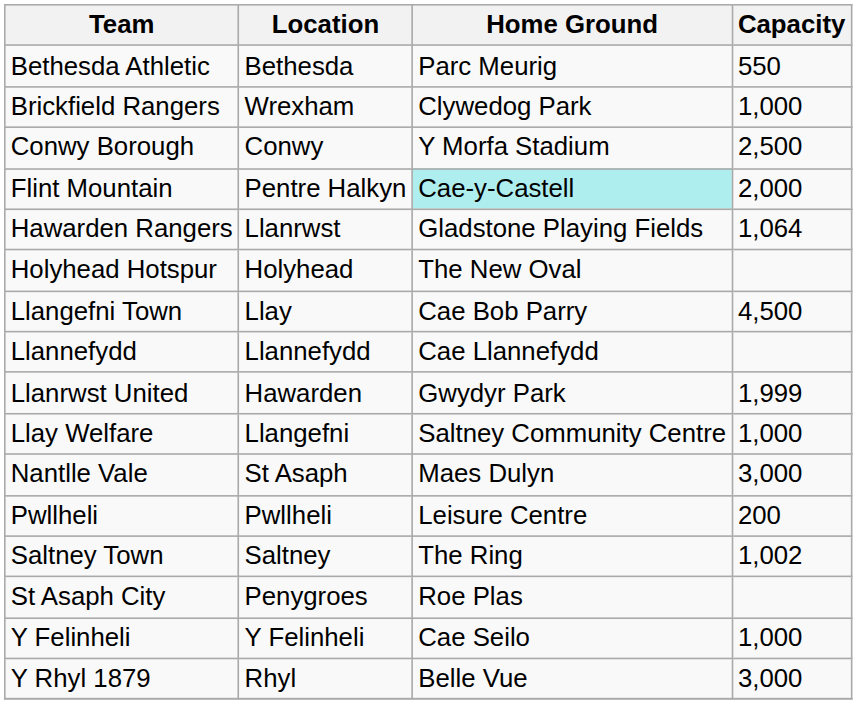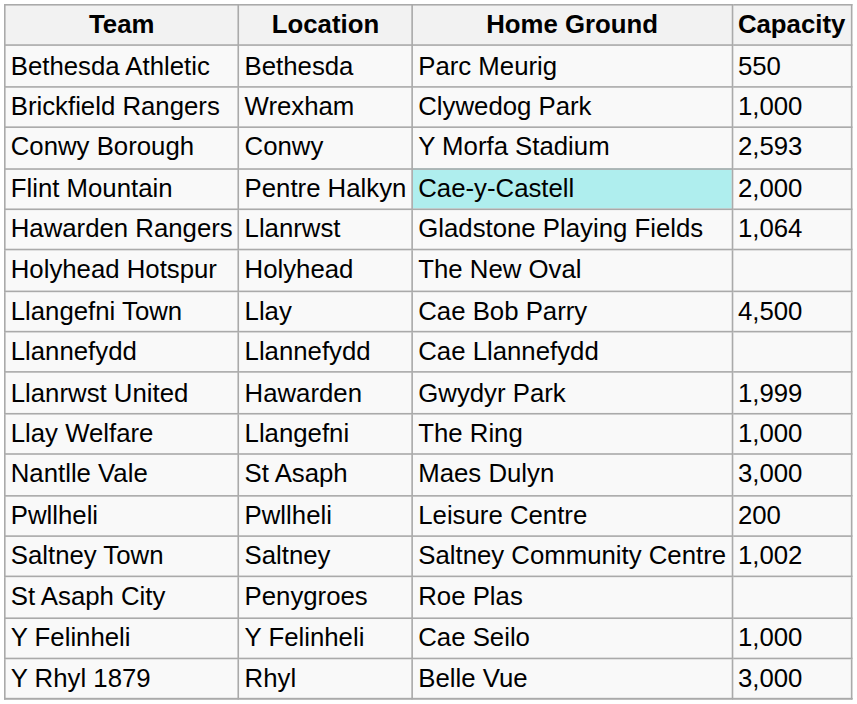(770, 147) 2,500 -> (770, 147) 2,593
(572, 433) Saltney Community Centre -> (471, 433) The Ring
(471, 556) The Ring -> (572, 556) Saltney Community Centre
